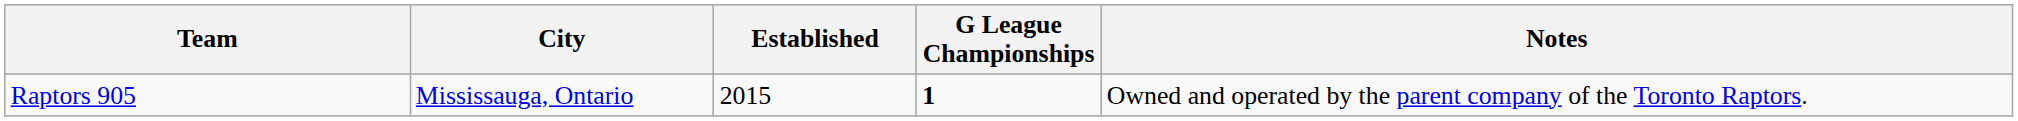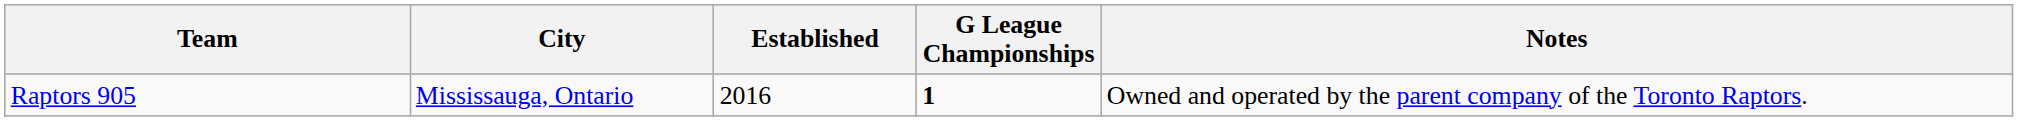(745, 94) 2015 -> (745, 94) 2016
